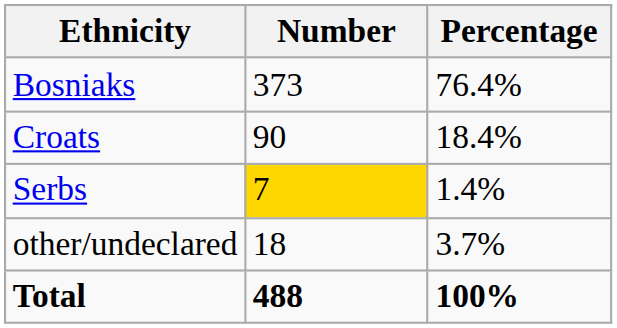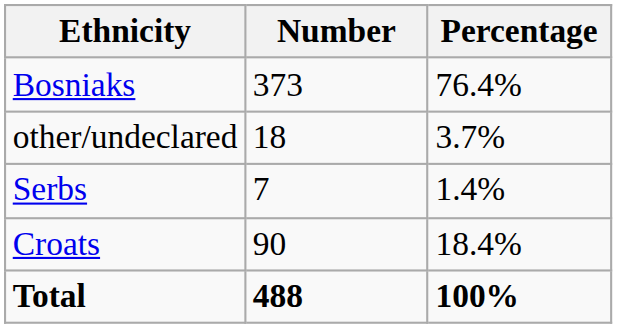rows swapped: (56, 137) <-> (125, 243)
(261, 190) gold background -> (261, 190) no background
